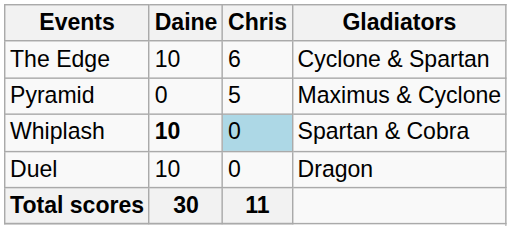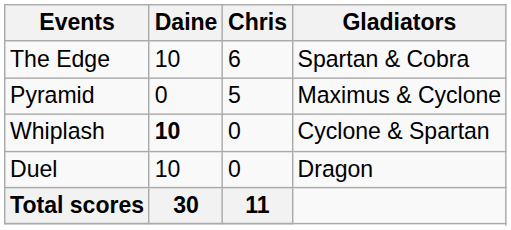(394, 59) Cyclone & Spartan -> (383, 59) Spartan & Cobra
(234, 132) lightblue background -> (234, 132) no background
(383, 132) Spartan & Cobra -> (394, 132) Cyclone & Spartan
